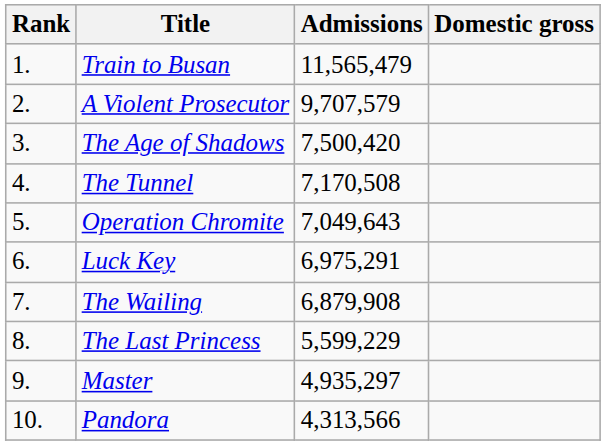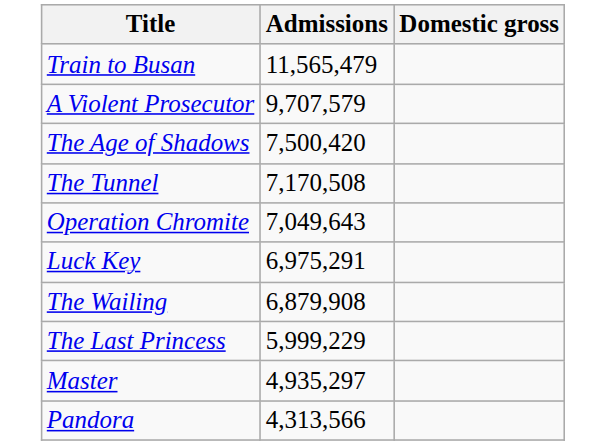- column: (41, 24)
(351, 340) 5,599,229 -> (316, 340) 5,999,229
